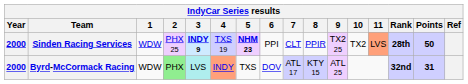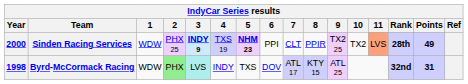(429, 44) 50 -> (429, 44) 49
(16, 68) 2000 -> (16, 68) 1998
(223, 68) lightsalmon background -> (223, 68) no background
